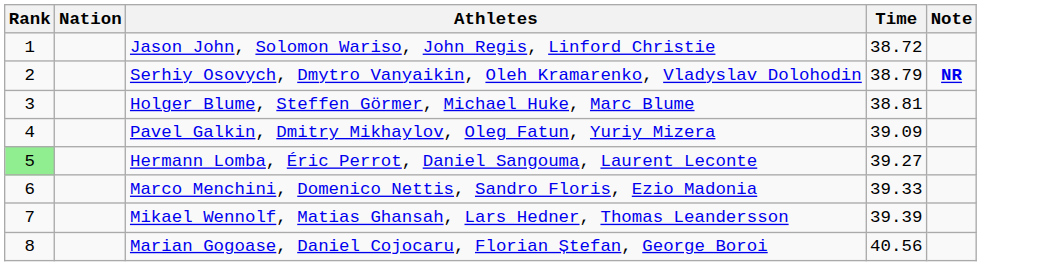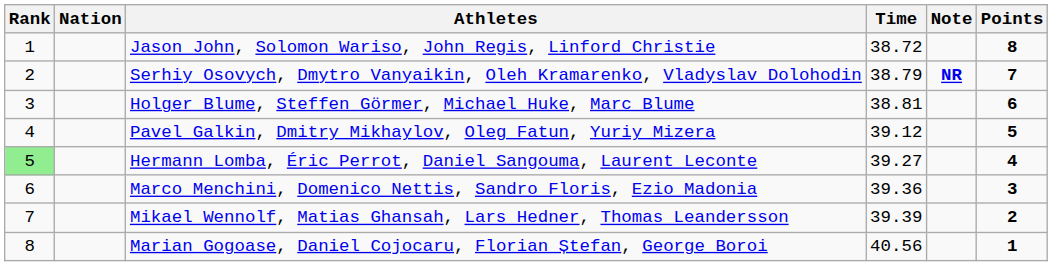+ column: (1012, 19)
(896, 132) 39.09 -> (896, 132) 39.12
(896, 189) 39.33 -> (896, 189) 39.36
